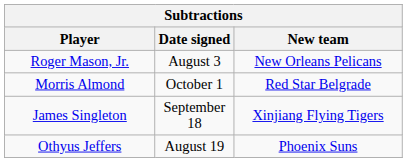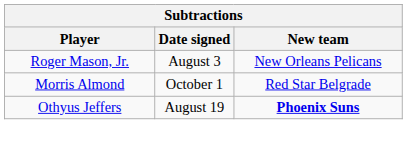- row: (80, 115)
(318, 146) normal -> (318, 107) bold
